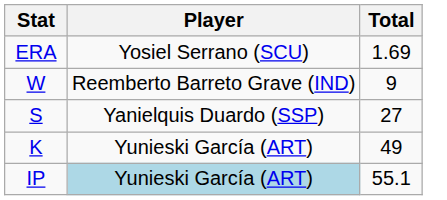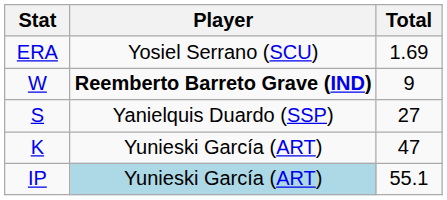(214, 83) normal -> (223, 83) bold
(391, 147) 49 -> (409, 147) 47
